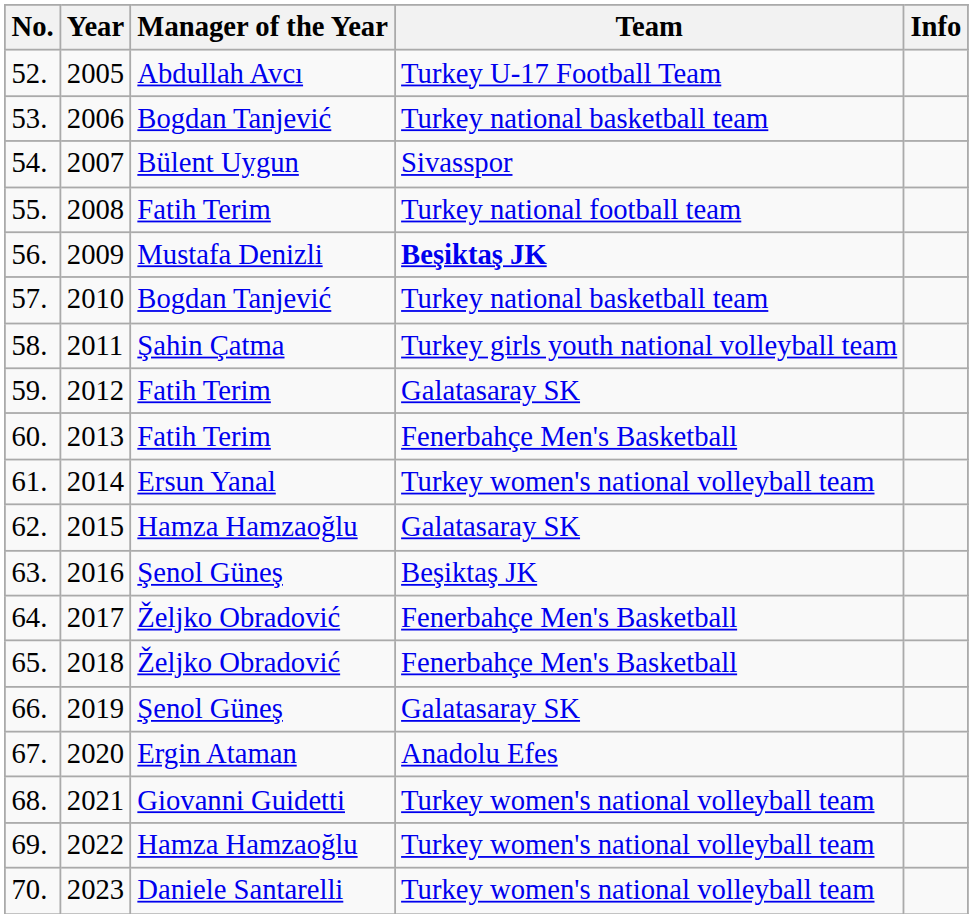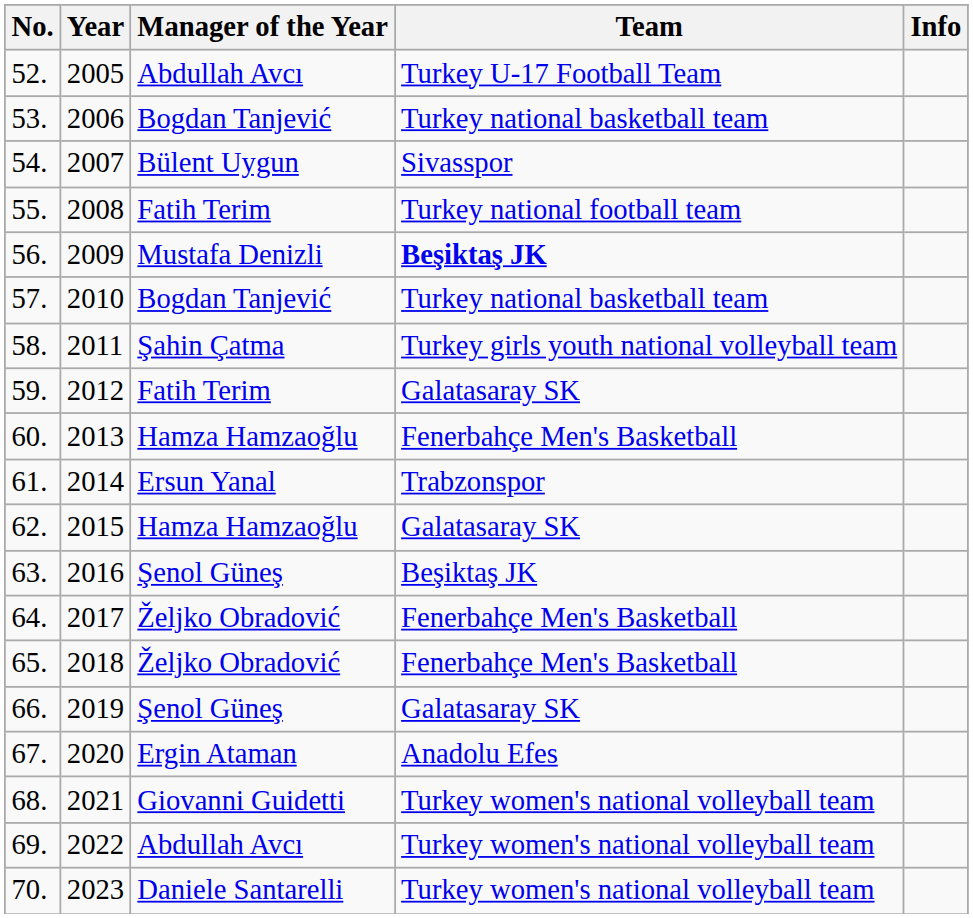(204, 436) Fatih Terim -> (247, 436) Hamza Hamzaoğlu
(638, 481) Turkey women's national volleyball team -> (473, 481) Trabzonspor
(247, 844) Hamza Hamzaoğlu -> (220, 844) Abdullah Avcı
